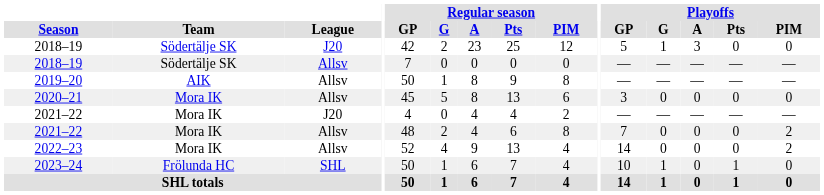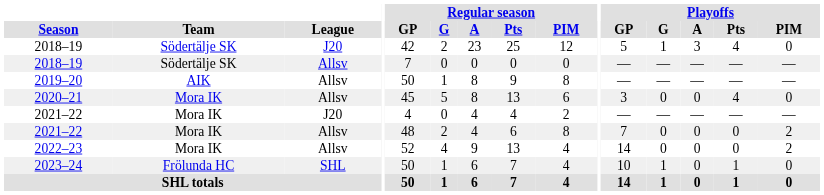(736, 46) 0 -> (736, 46) 4
(736, 97) 0 -> (736, 97) 4
